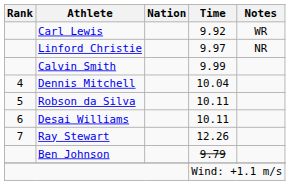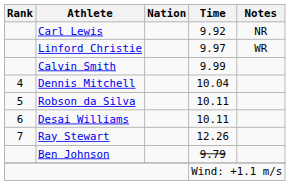(261, 31) WR -> (261, 31) NR
(261, 48) NR -> (261, 48) WR
